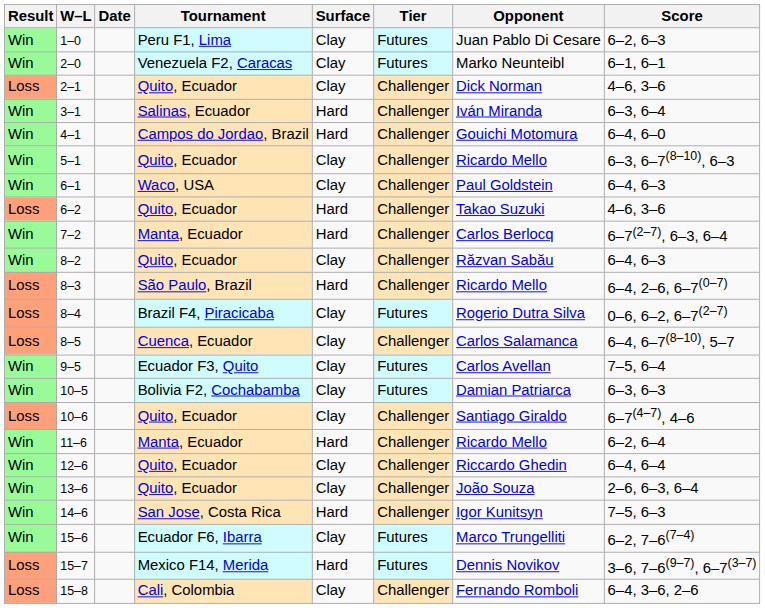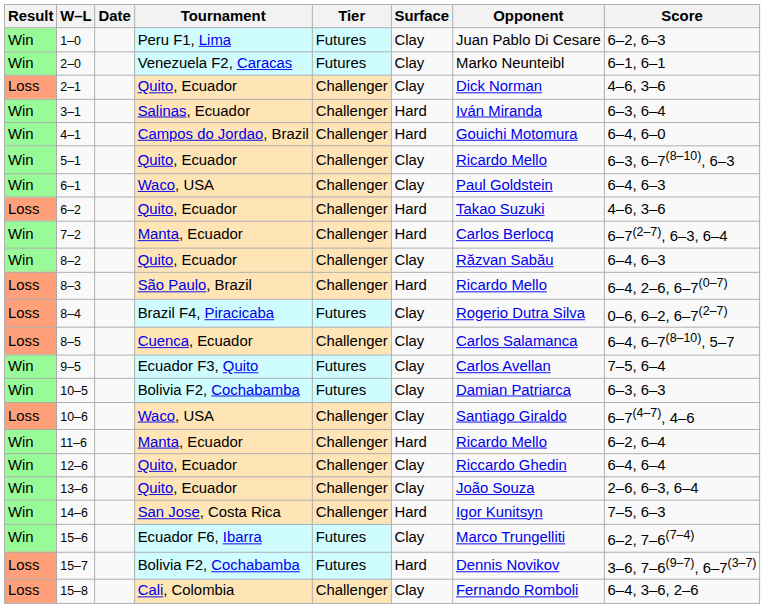columns swapped: (413, 16) <-> (343, 16)
(187, 416) Quito, Ecuador -> (176, 416) Waco, USA
(203, 565) Mexico F14, Merida -> (219, 565) Bolivia F2, Cochabamba
